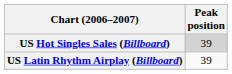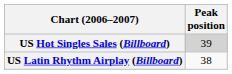(206, 60) 39 -> (206, 60) 38
